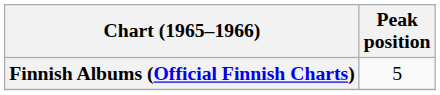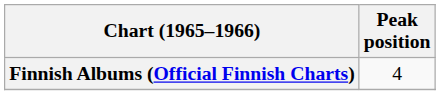(397, 73) 5 -> (397, 73) 4
